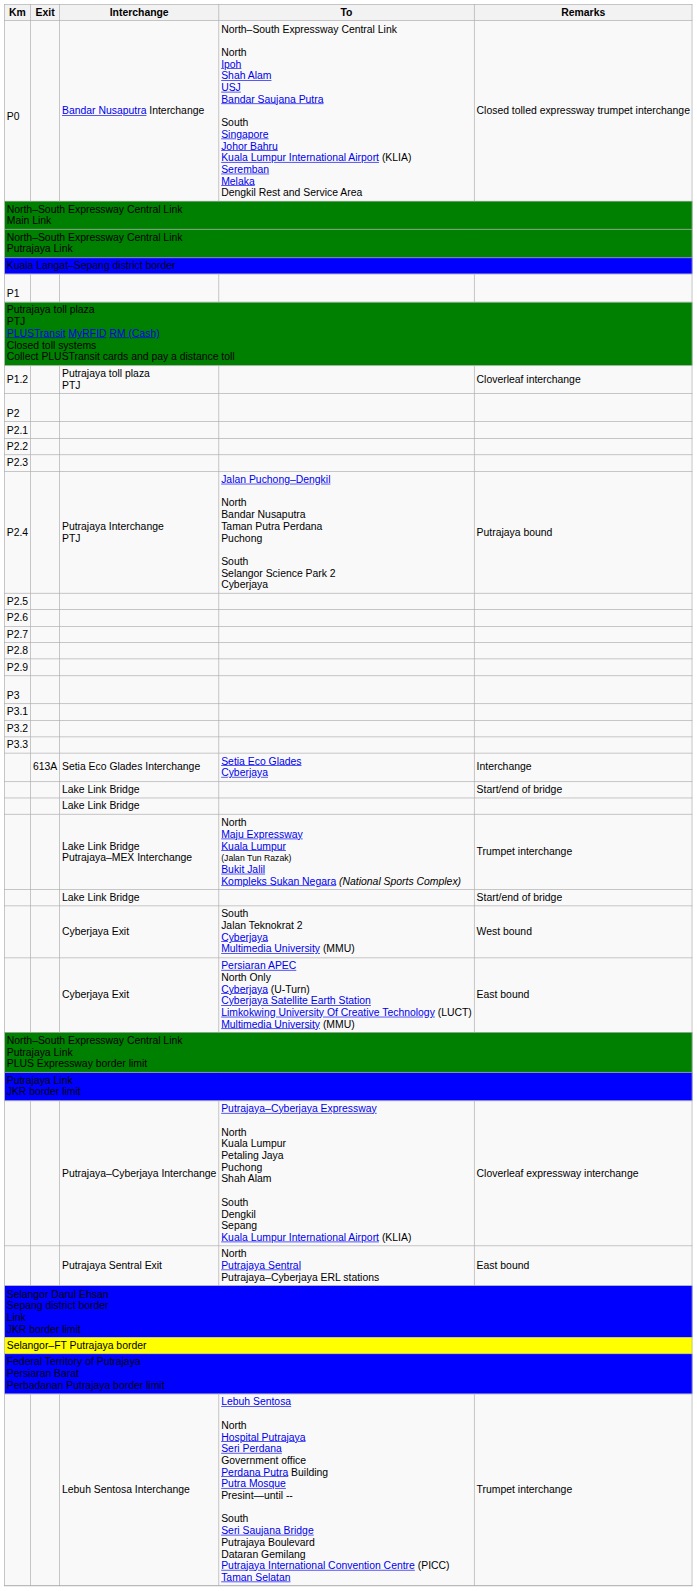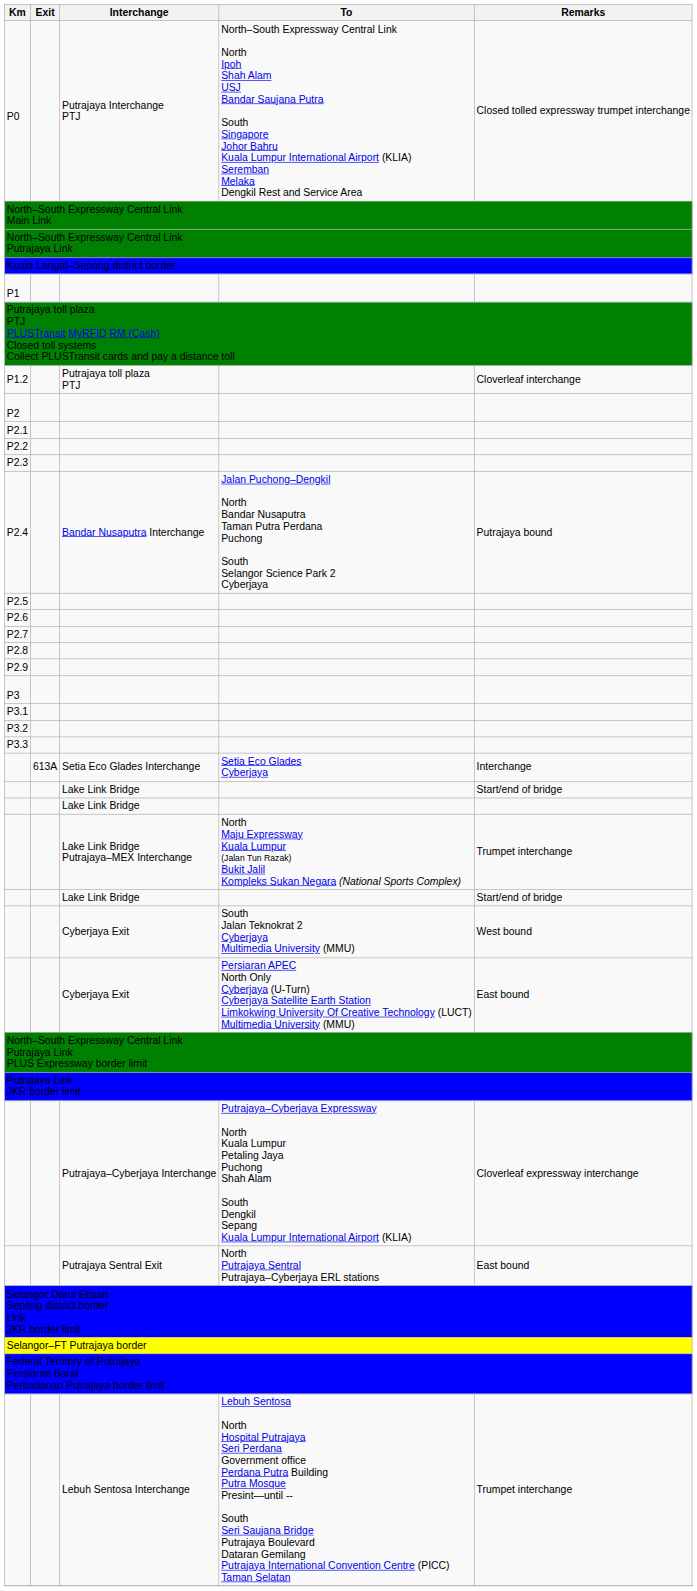(133, 111) Bandar Nusaputra Interchange -> (113, 111) Putrajaya Interchange PTJ
(113, 532) Putrajaya Interchange PTJ -> (133, 532) Bandar Nusaputra Interchange
